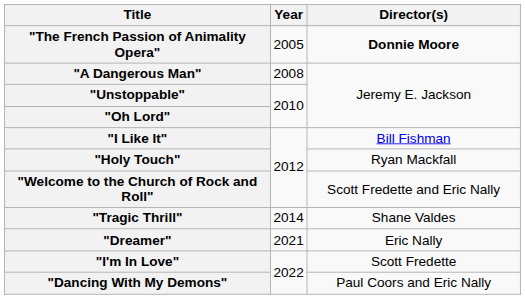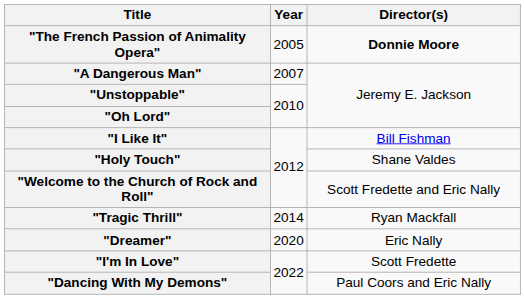(289, 73) 2008 -> (289, 73) 2007
(414, 159) Ryan Mackfall -> (414, 159) Shane Valdes
(414, 218) Shane Valdes -> (414, 218) Ryan Mackfall
(289, 240) 2021 -> (289, 240) 2020
